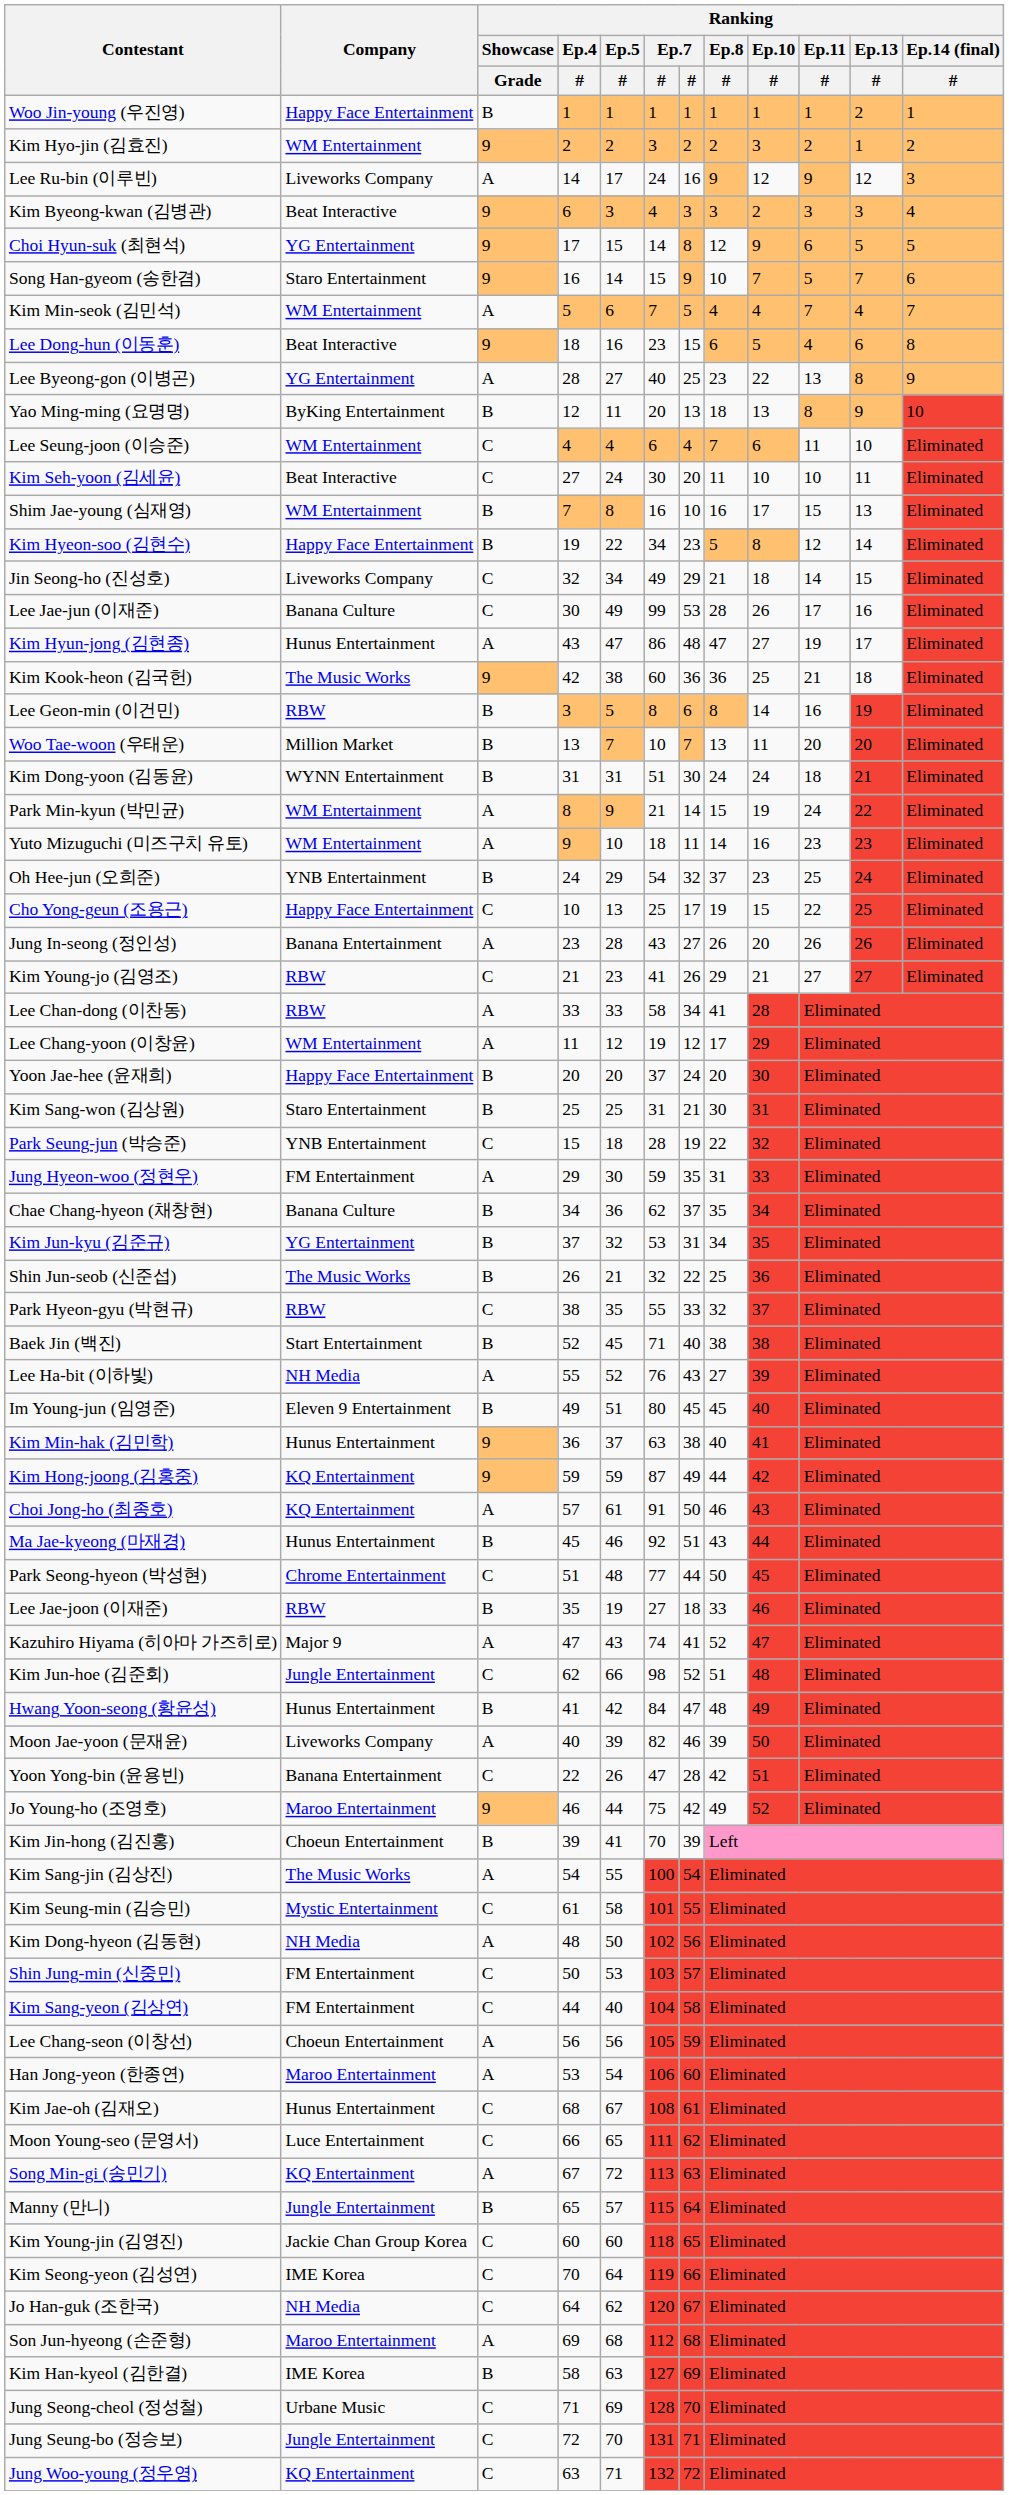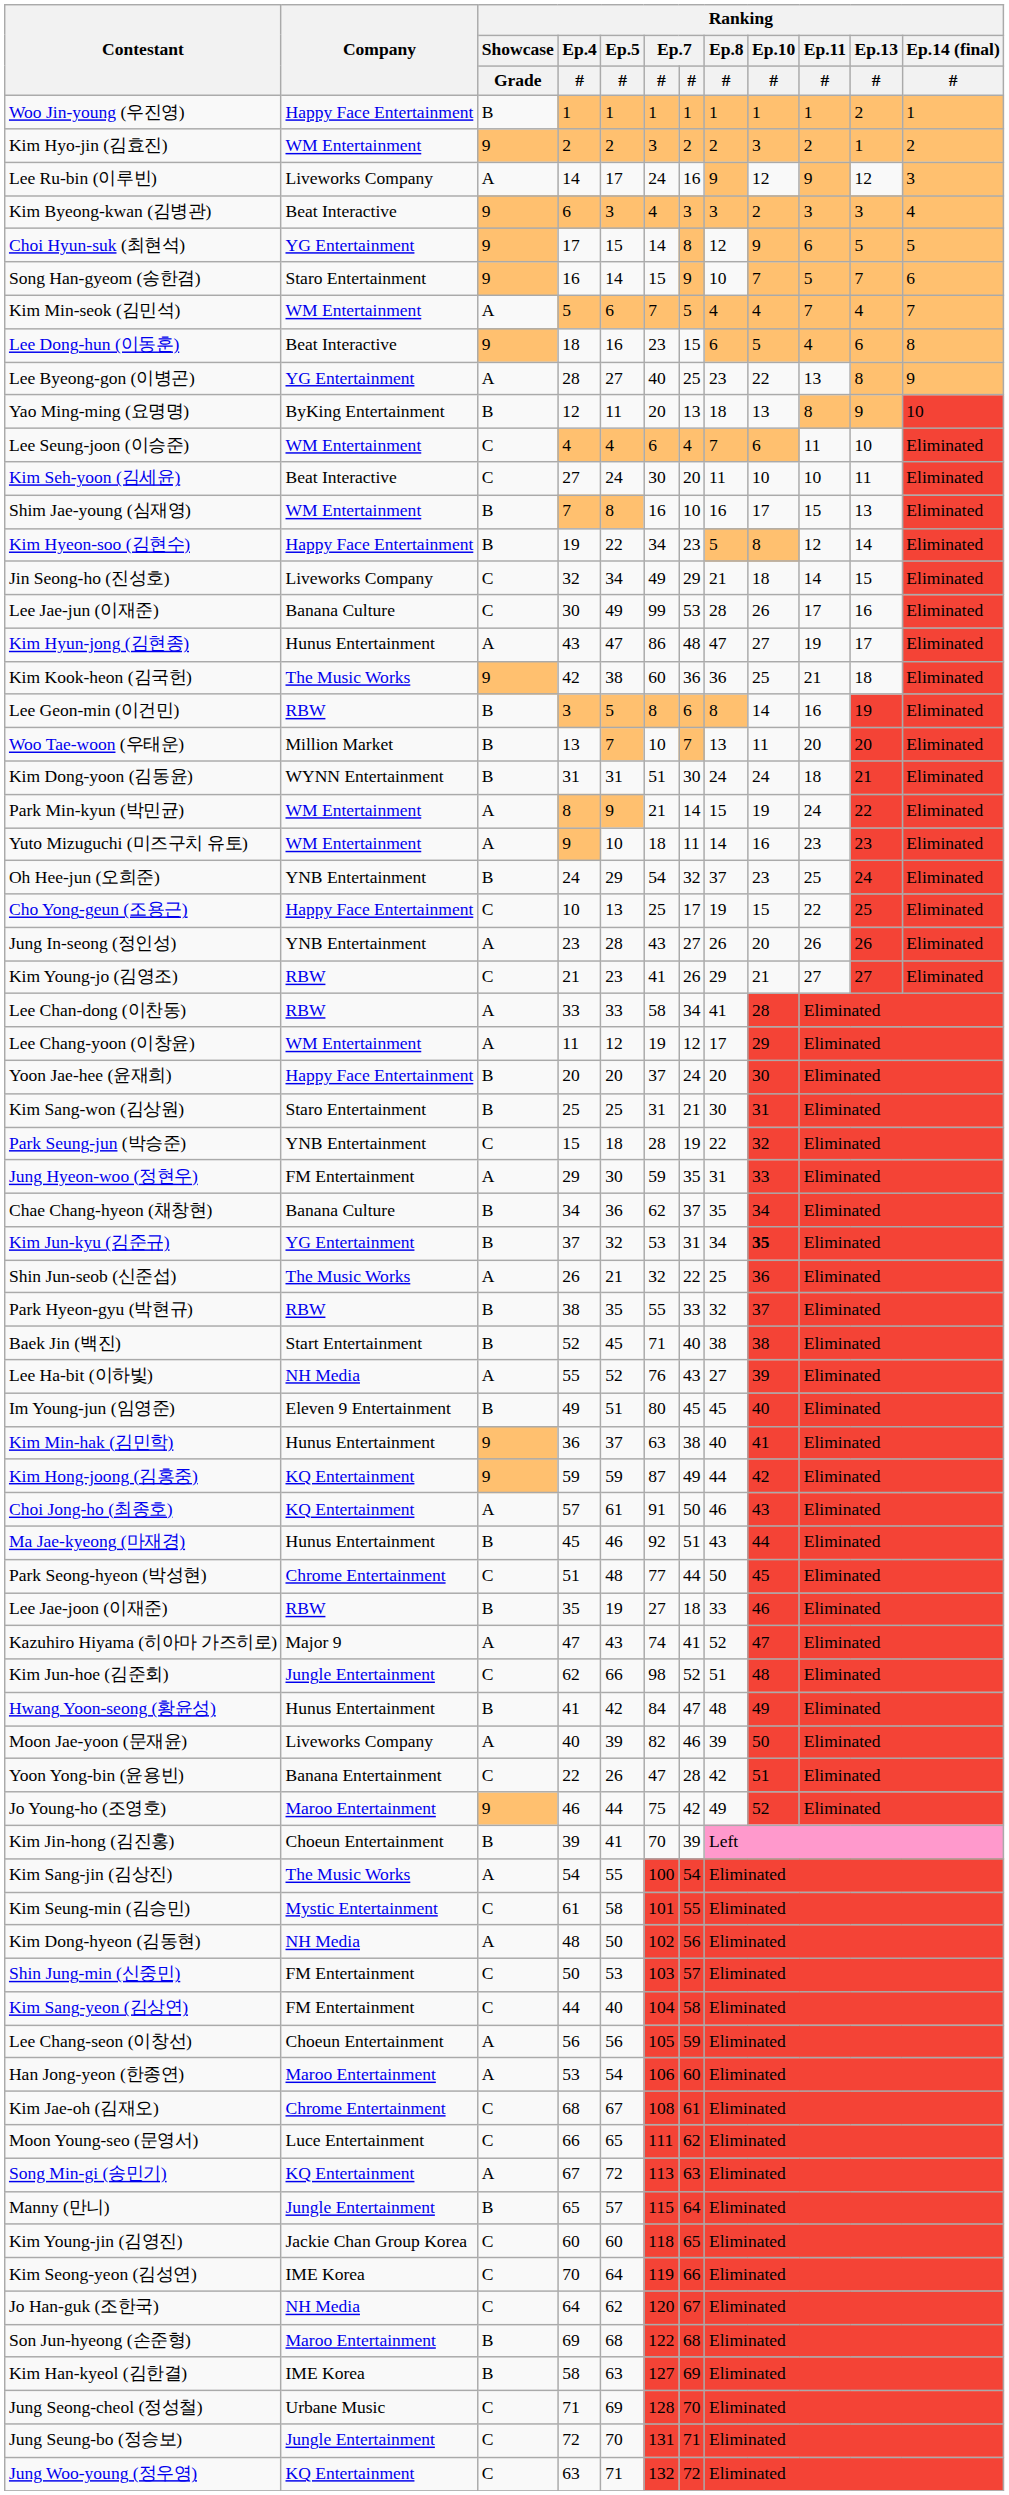(364, 943) Banana Entertainment -> (356, 943) YNB Entertainment
(761, 1243) normal -> (761, 1243) bold
(488, 1276) B -> (488, 1276) A
(488, 1309) C -> (488, 1309) B
(360, 2107) Hunus Entertainment -> (366, 2107) Chrome Entertainment
(488, 2340) A -> (488, 2340) B
(661, 2340) 112 -> (661, 2340) 122
